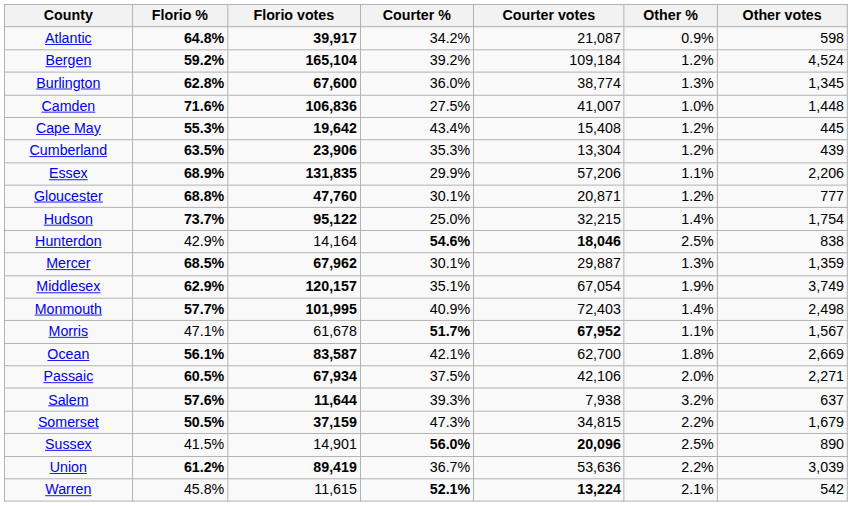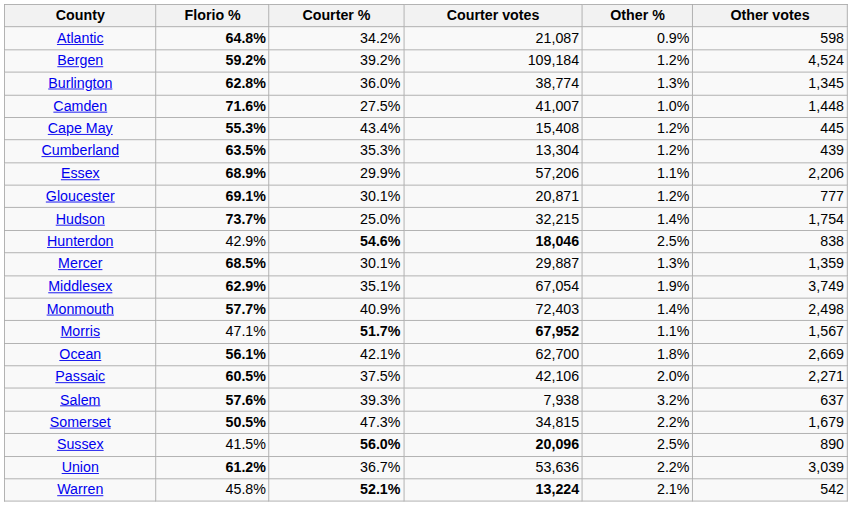- column: (294, 15)
(204, 196) 68.8% -> (246, 196) 69.1%
